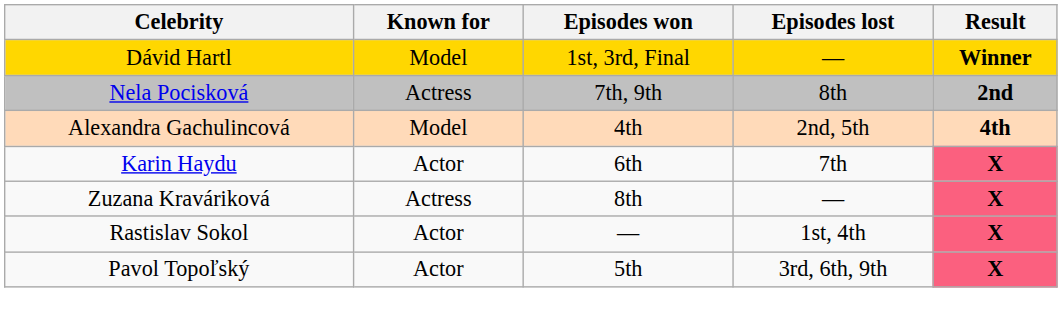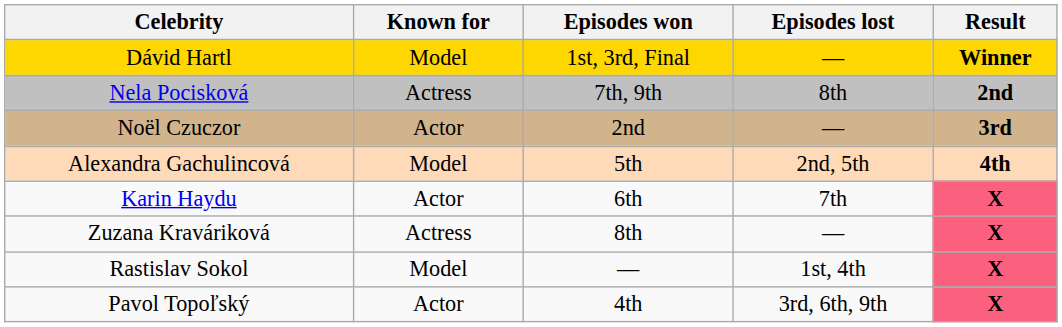+ row: (179, 127)
(628, 127) 4th -> (628, 163) 5th
(438, 233) Actor -> (438, 269) Model
(628, 269) 5th -> (628, 304) 4th
